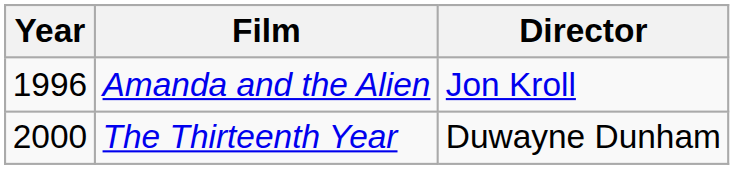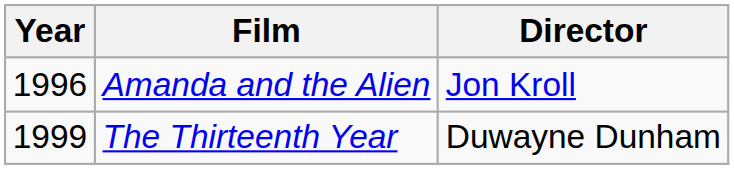(50, 137) 2000 -> (50, 137) 1999
